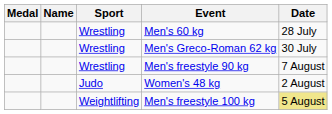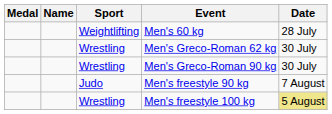(102, 31) Wrestling -> (109, 31) Weightlifting
+ row: (210, 66)
(102, 66) Wrestling -> (91, 84) Judo
- row: (182, 84)
(109, 101) Weightlifting -> (102, 101) Wrestling
